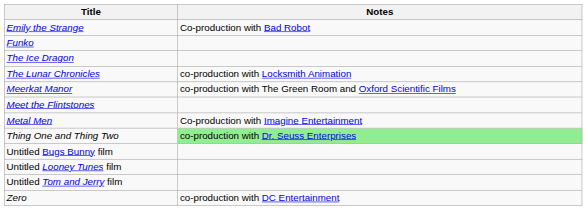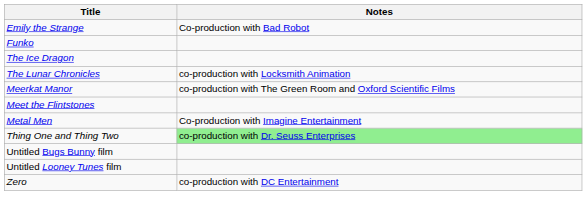- row: (64, 182)
